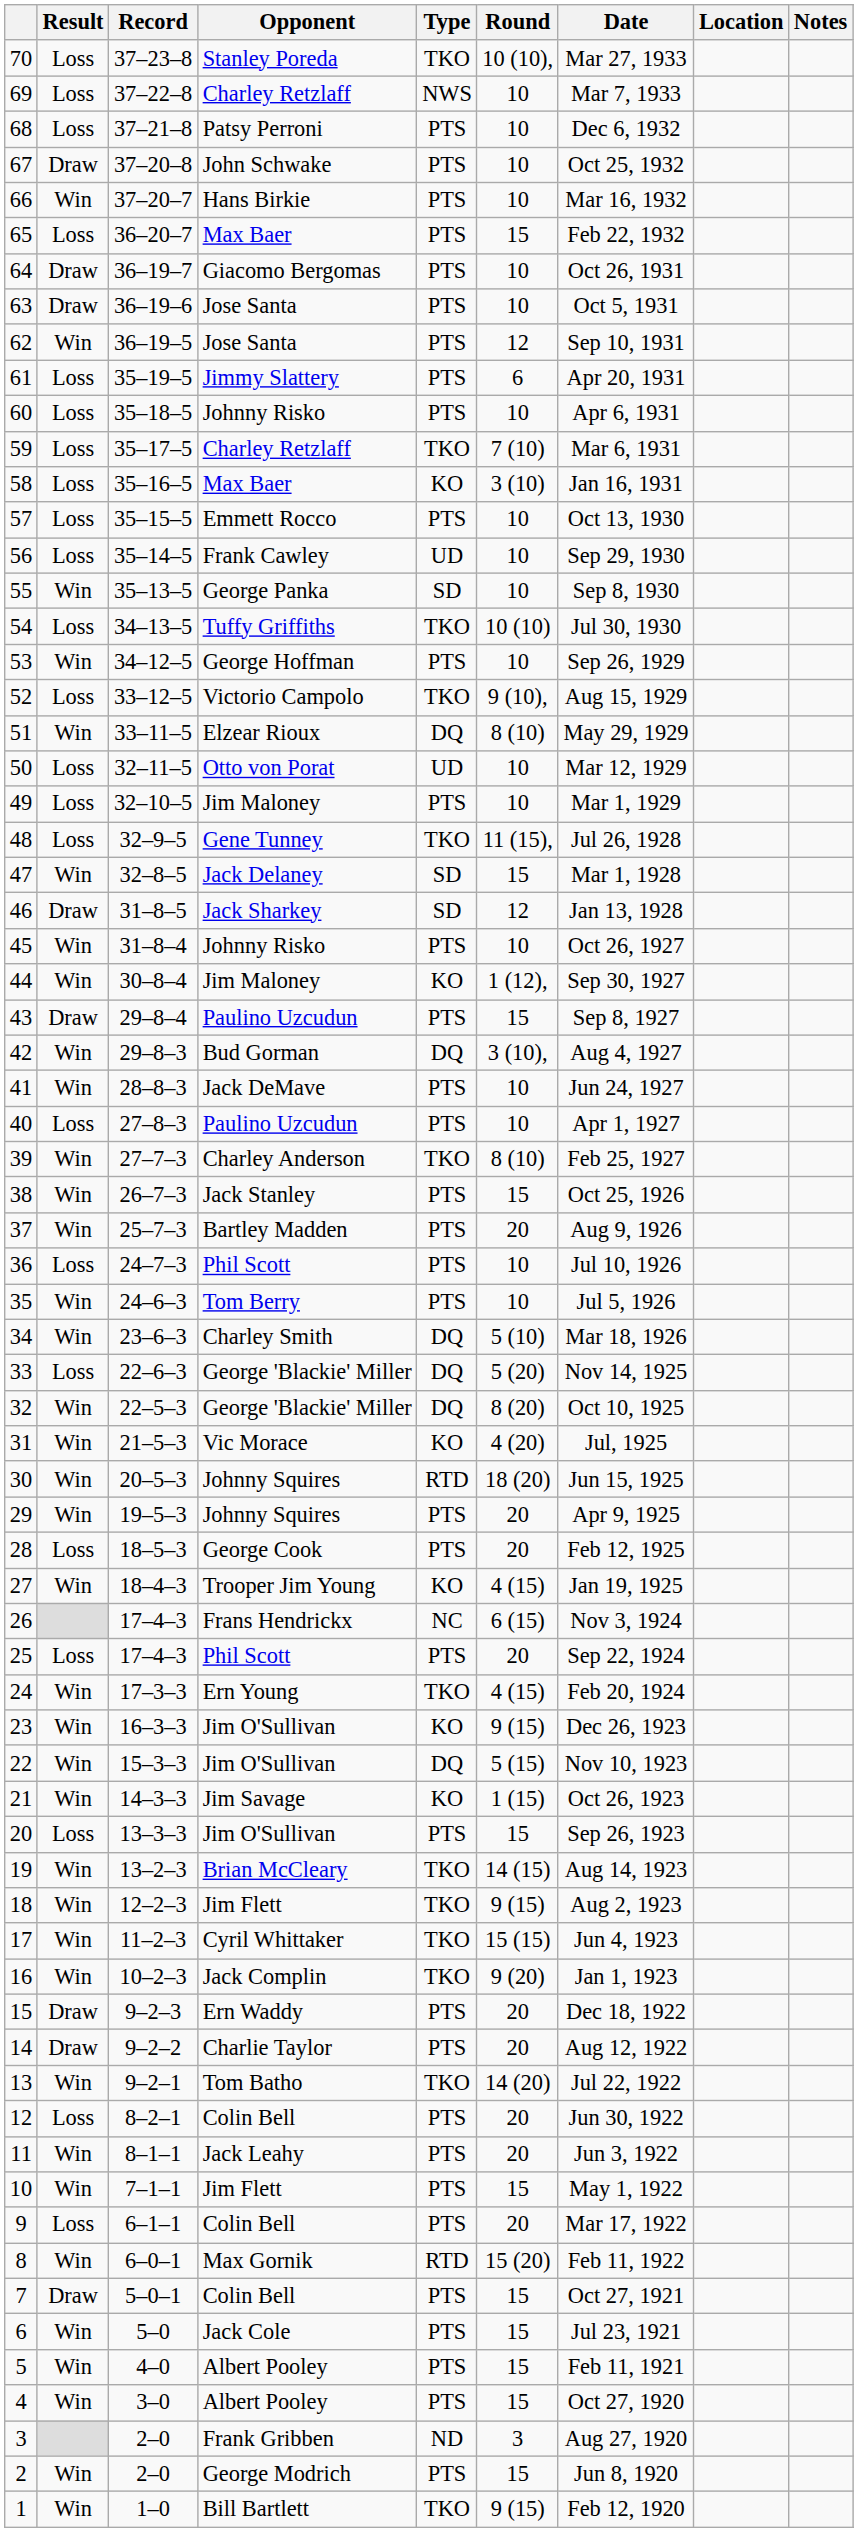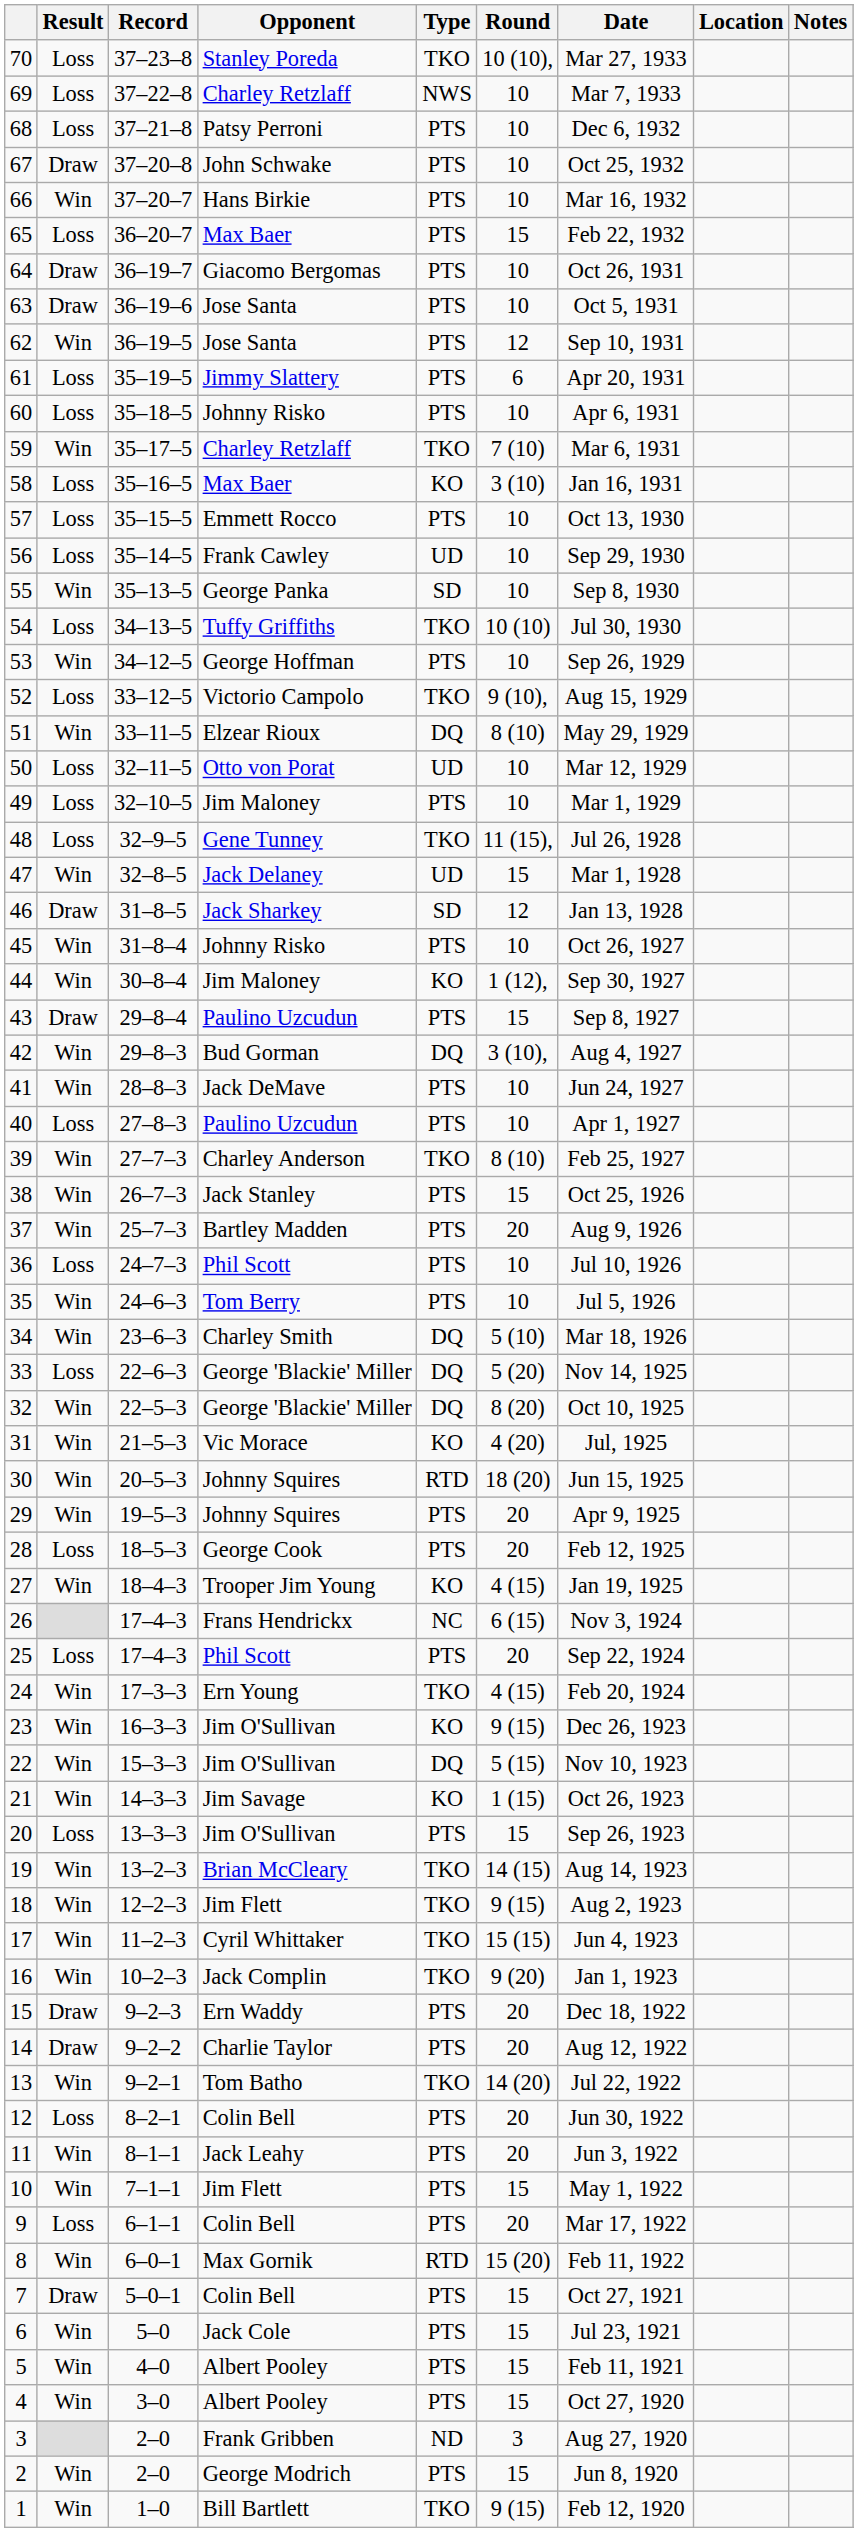(73, 448) Loss -> (73, 448) Win
(447, 874) SD -> (447, 874) UD
